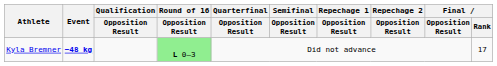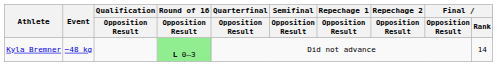(78, 49) bold -> (78, 49) normal
(482, 49) 17 -> (482, 49) 14
